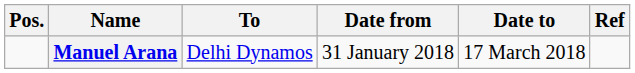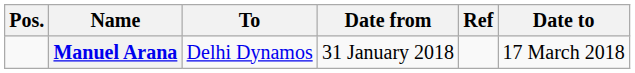columns swapped: (524, 20) <-> (610, 20)
